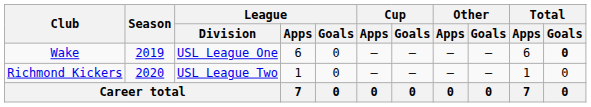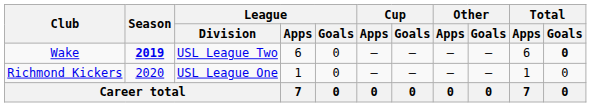(150, 53) normal -> (150, 53) bold
(228, 53) USL League One -> (228, 53) USL League Two
(228, 73) USL League Two -> (228, 73) USL League One
